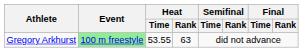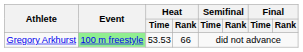(159, 40) 53.55 -> (159, 40) 53.53
(186, 40) 63 -> (186, 40) 66
